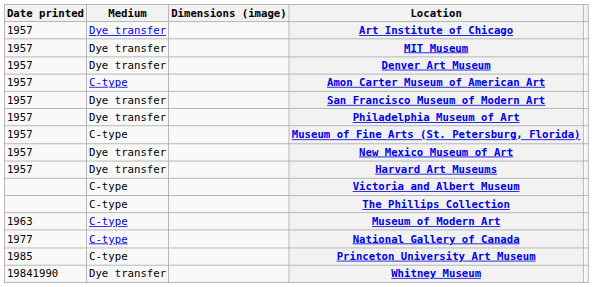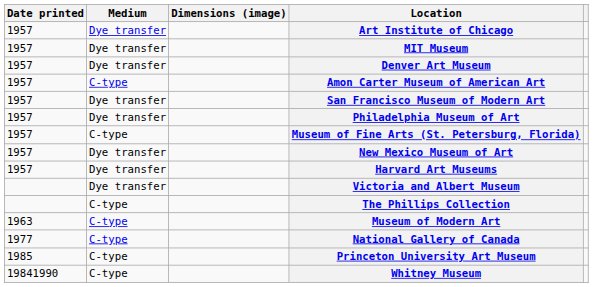(108, 187) C-type -> (128, 187) Dye transfer
(128, 274) Dye transfer -> (108, 274) C-type
